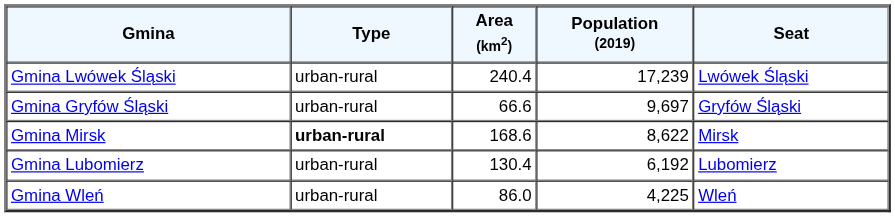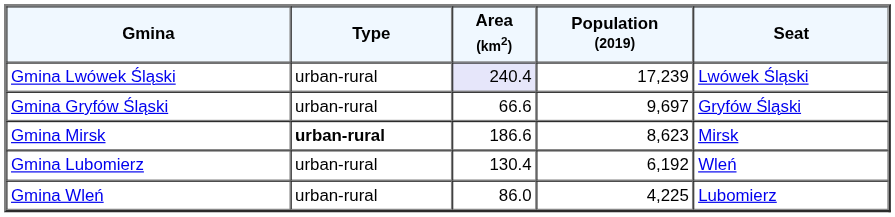(510, 76) no background -> (510, 76) lavender background
(510, 135) 168.6 -> (510, 135) 186.6
(668, 135) 8,622 -> (668, 135) 8,623
(737, 165) Lubomierz -> (717, 165) Wleń
(717, 194) Wleń -> (737, 194) Lubomierz
